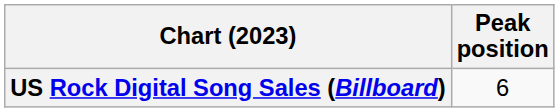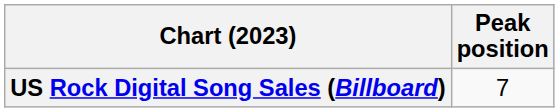(503, 87) 6 -> (503, 87) 7
